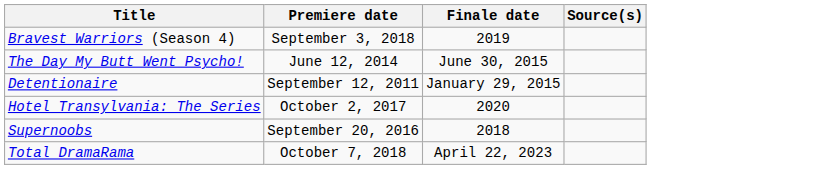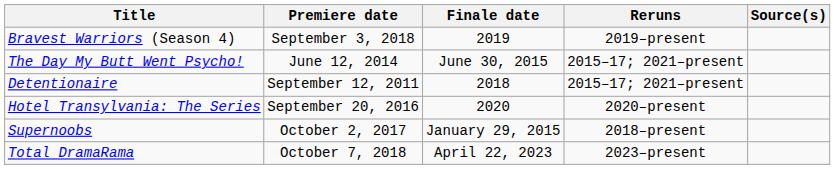+ column: (656, 16)
(493, 85) January 29, 2015 -> (493, 85) 2018
(343, 108) October 2, 2017 -> (343, 108) September 20, 2016
(343, 130) September 20, 2016 -> (343, 130) October 2, 2017
(493, 130) 2018 -> (493, 130) January 29, 2015
